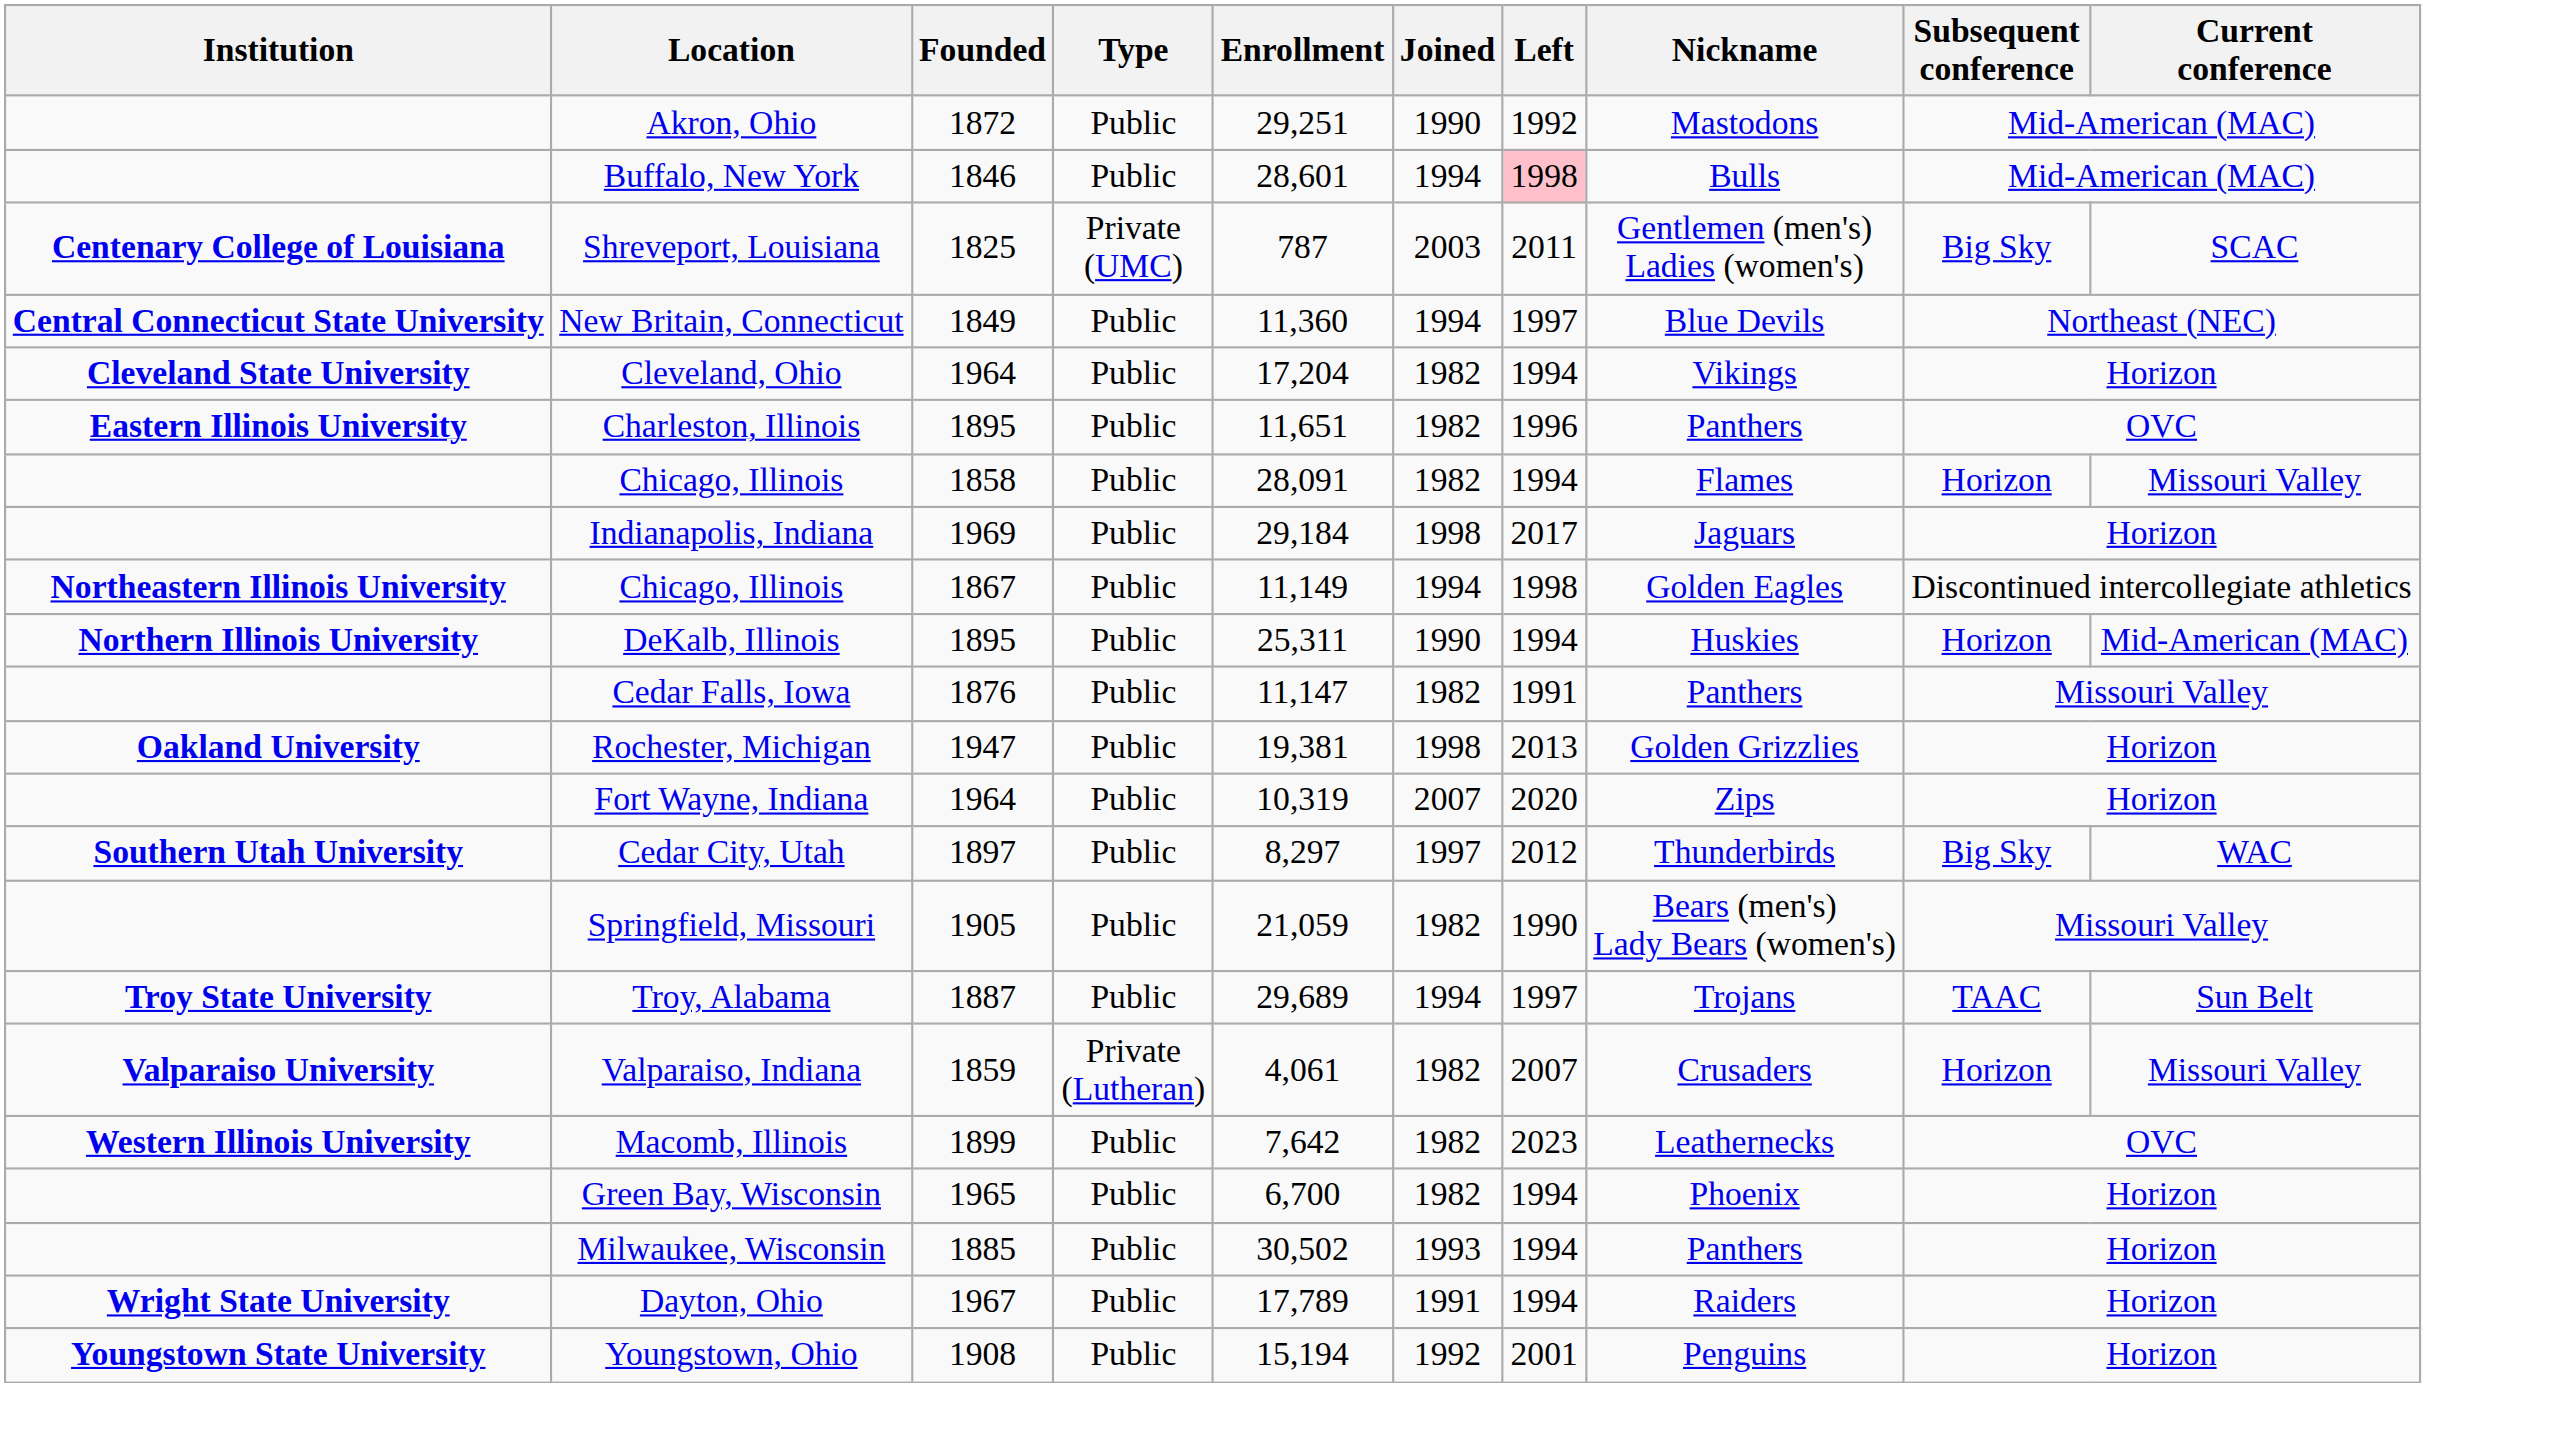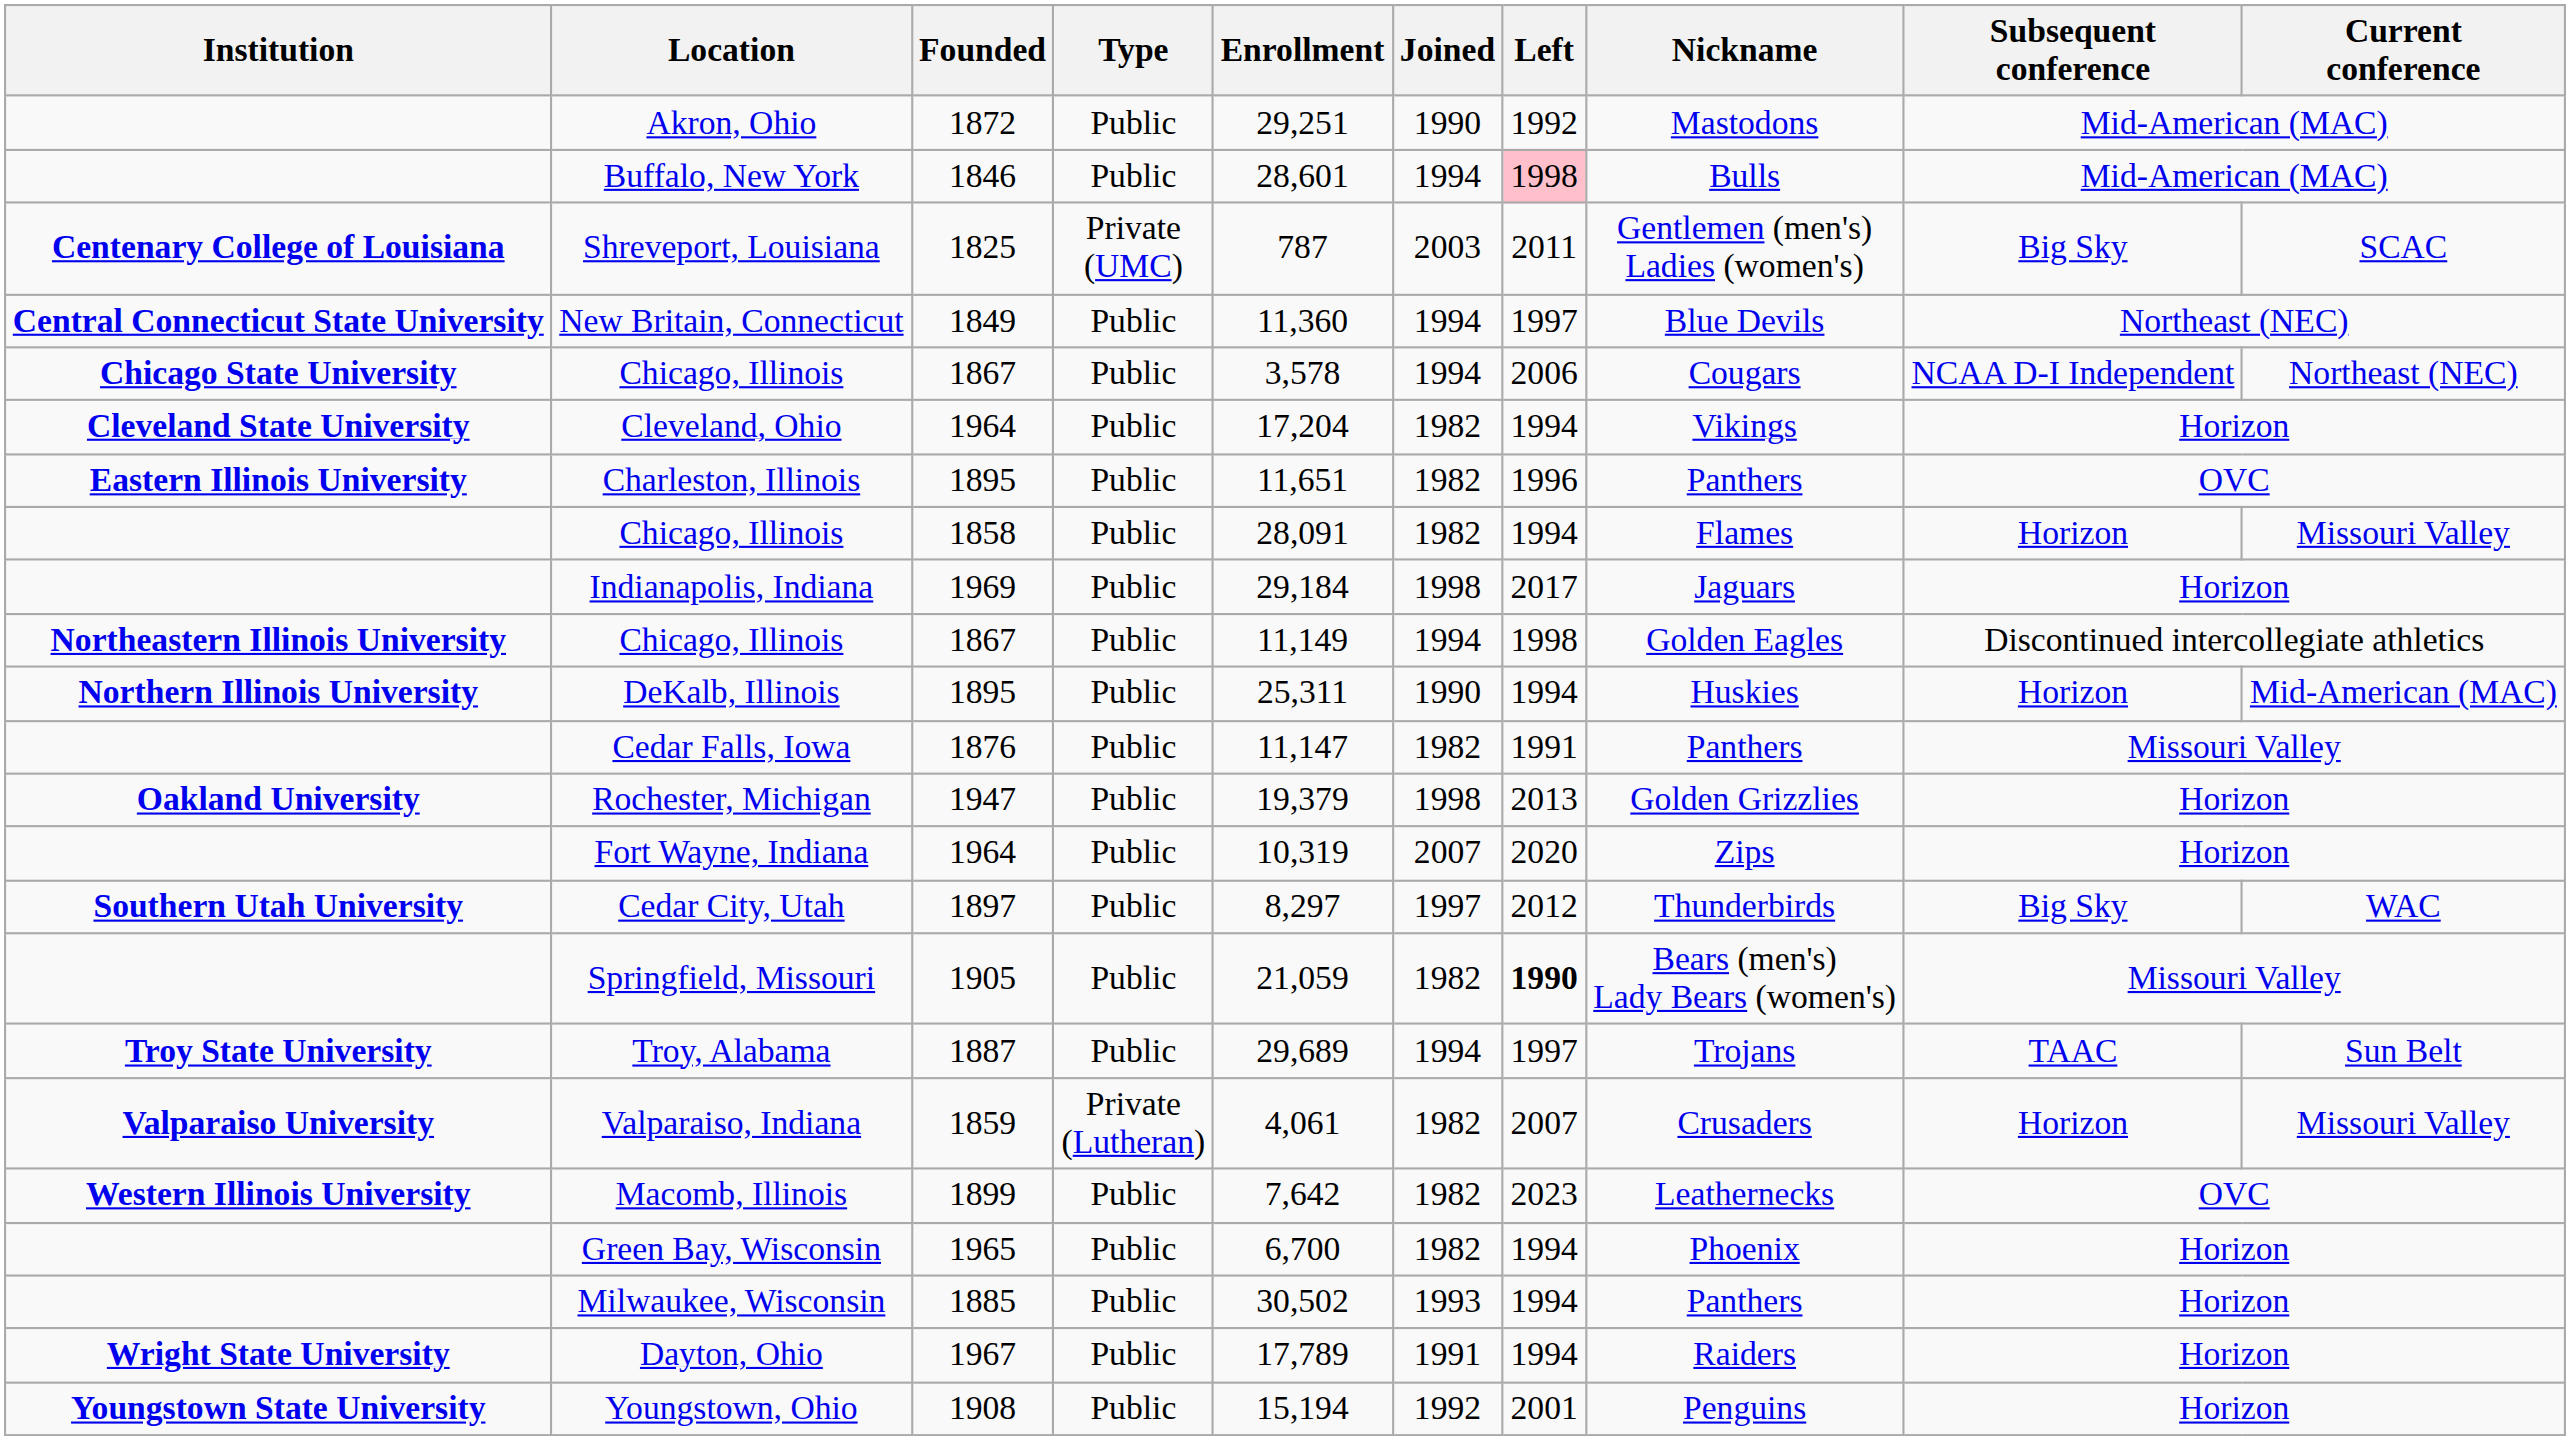+ row: (278, 373)
(1303, 746) 19,381 -> (1303, 799) 19,379
(1544, 924) normal -> (1544, 978) bold
